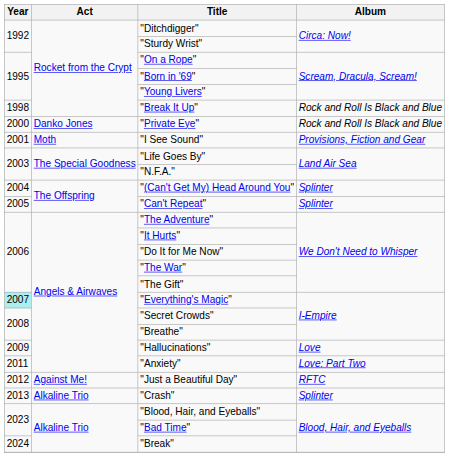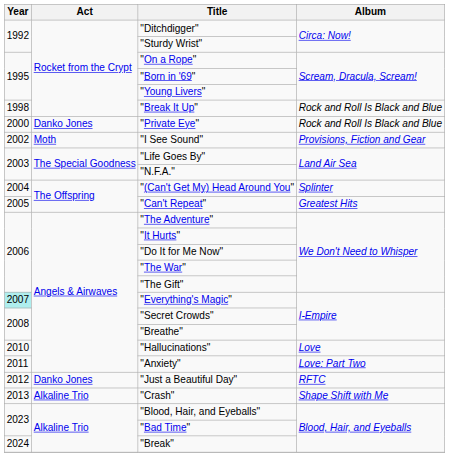(18, 140) 2001 -> (18, 140) 2002
(316, 204) Splinter -> (328, 204) Greatest Hits
(18, 348) 2009 -> (18, 348) 2010
(60, 380) Against Me! -> (63, 380) Danko Jones
(316, 396) Splinter -> (343, 396) Shape Shift with Me
